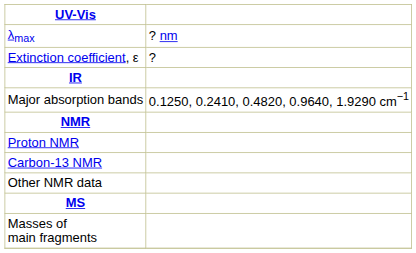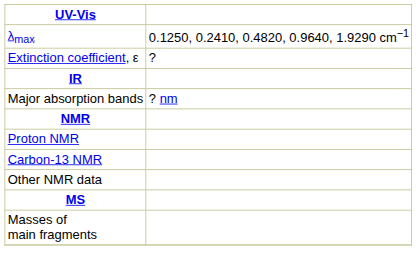(163, 36) ? nm -> (279, 36) 0.1250, 0.2410, 0.4820, 0.9640, 1.9290 cm−1
(279, 99) 0.1250, 0.2410, 0.4820, 0.9640, 1.9290 cm−1 -> (163, 99) ? nm
